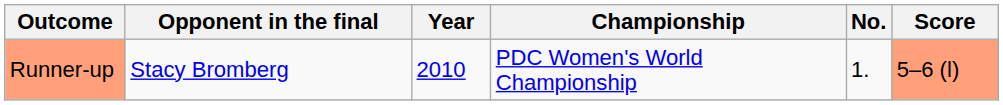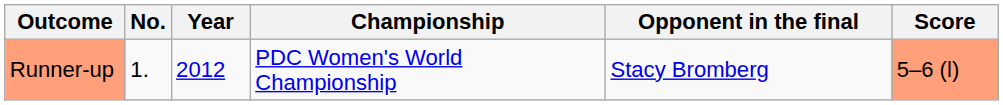columns swapped: (869, 22) <-> (268, 22)
(441, 69) 2010 -> (201, 69) 2012
